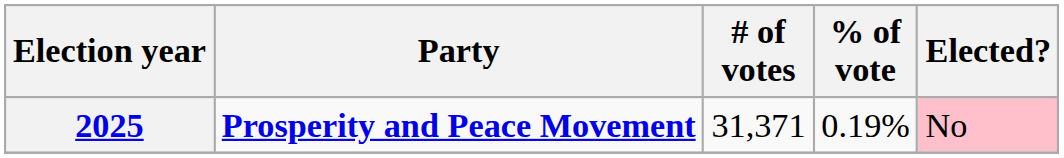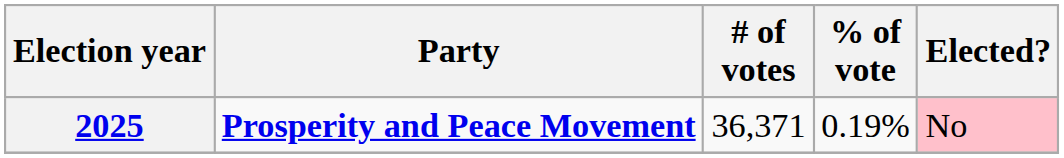(758, 124) 31,371 -> (758, 124) 36,371
